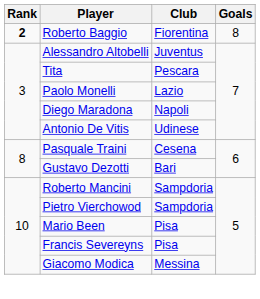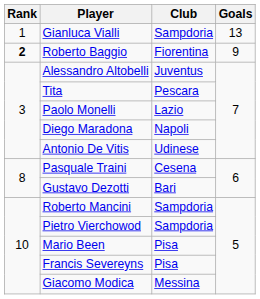+ row: (81, 33)
(236, 33) 8 -> (236, 52) 9
